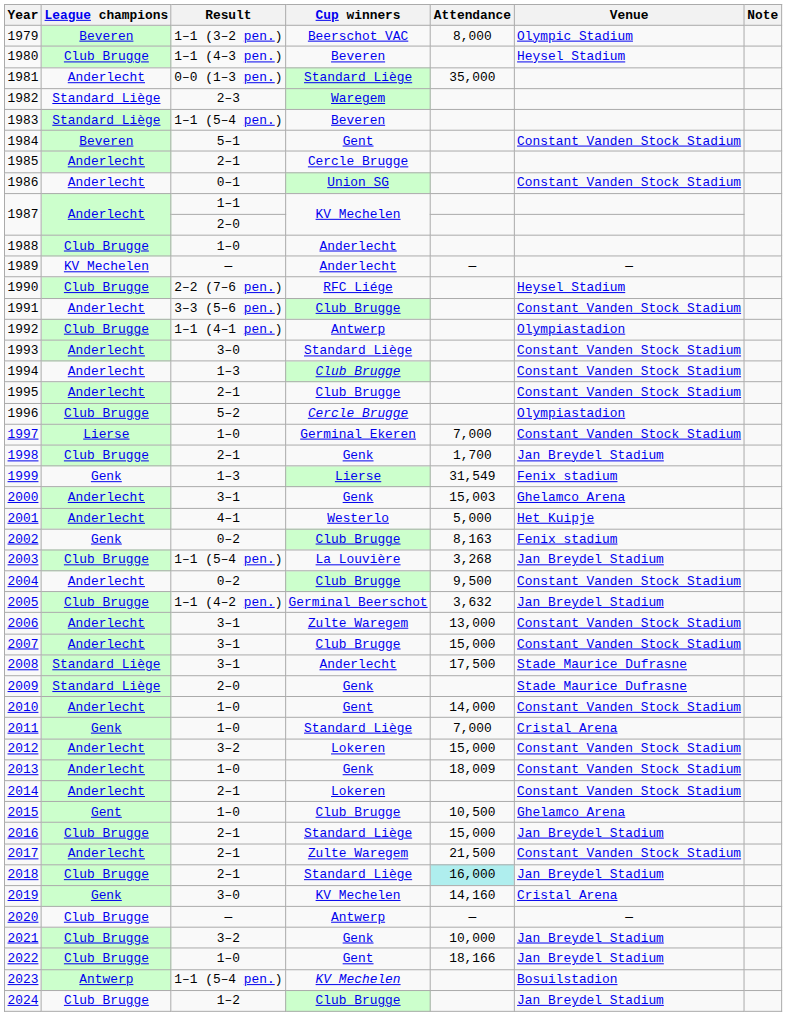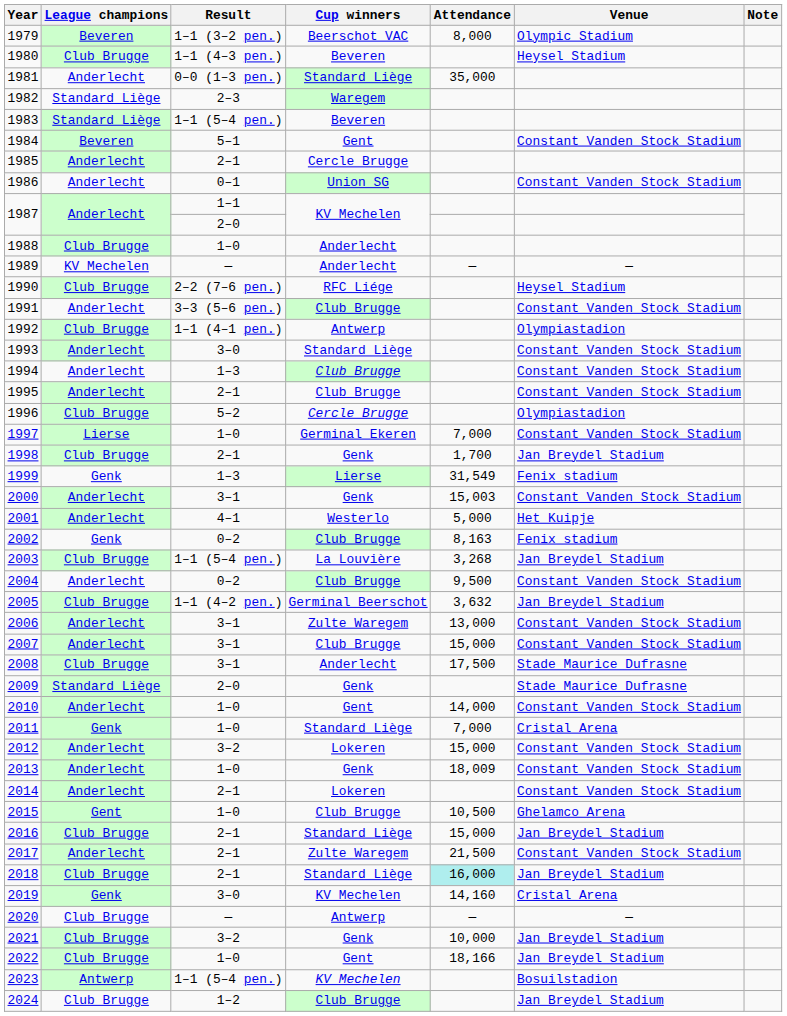(571, 497) Ghelamco Arena -> (629, 497) Constant Vanden Stock Stadium
(106, 665) Standard Liège -> (106, 665) Club Brugge
